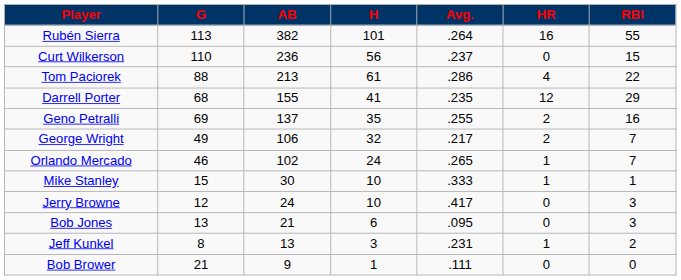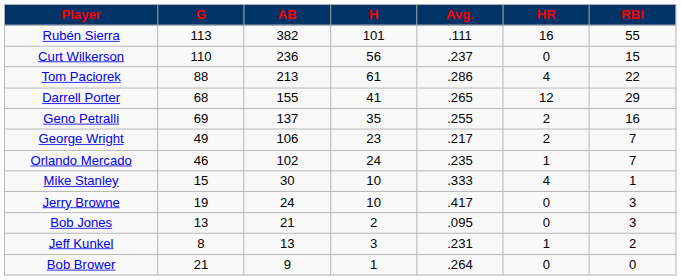(460, 35) .264 -> (460, 35) .111
(460, 98) .235 -> (460, 98) .265
(374, 139) 32 -> (374, 139) 23
(460, 160) .265 -> (460, 160) .235
(546, 181) 1 -> (546, 181) 4
(201, 202) 12 -> (201, 202) 19
(374, 222) 6 -> (374, 222) 2
(460, 264) .111 -> (460, 264) .264
